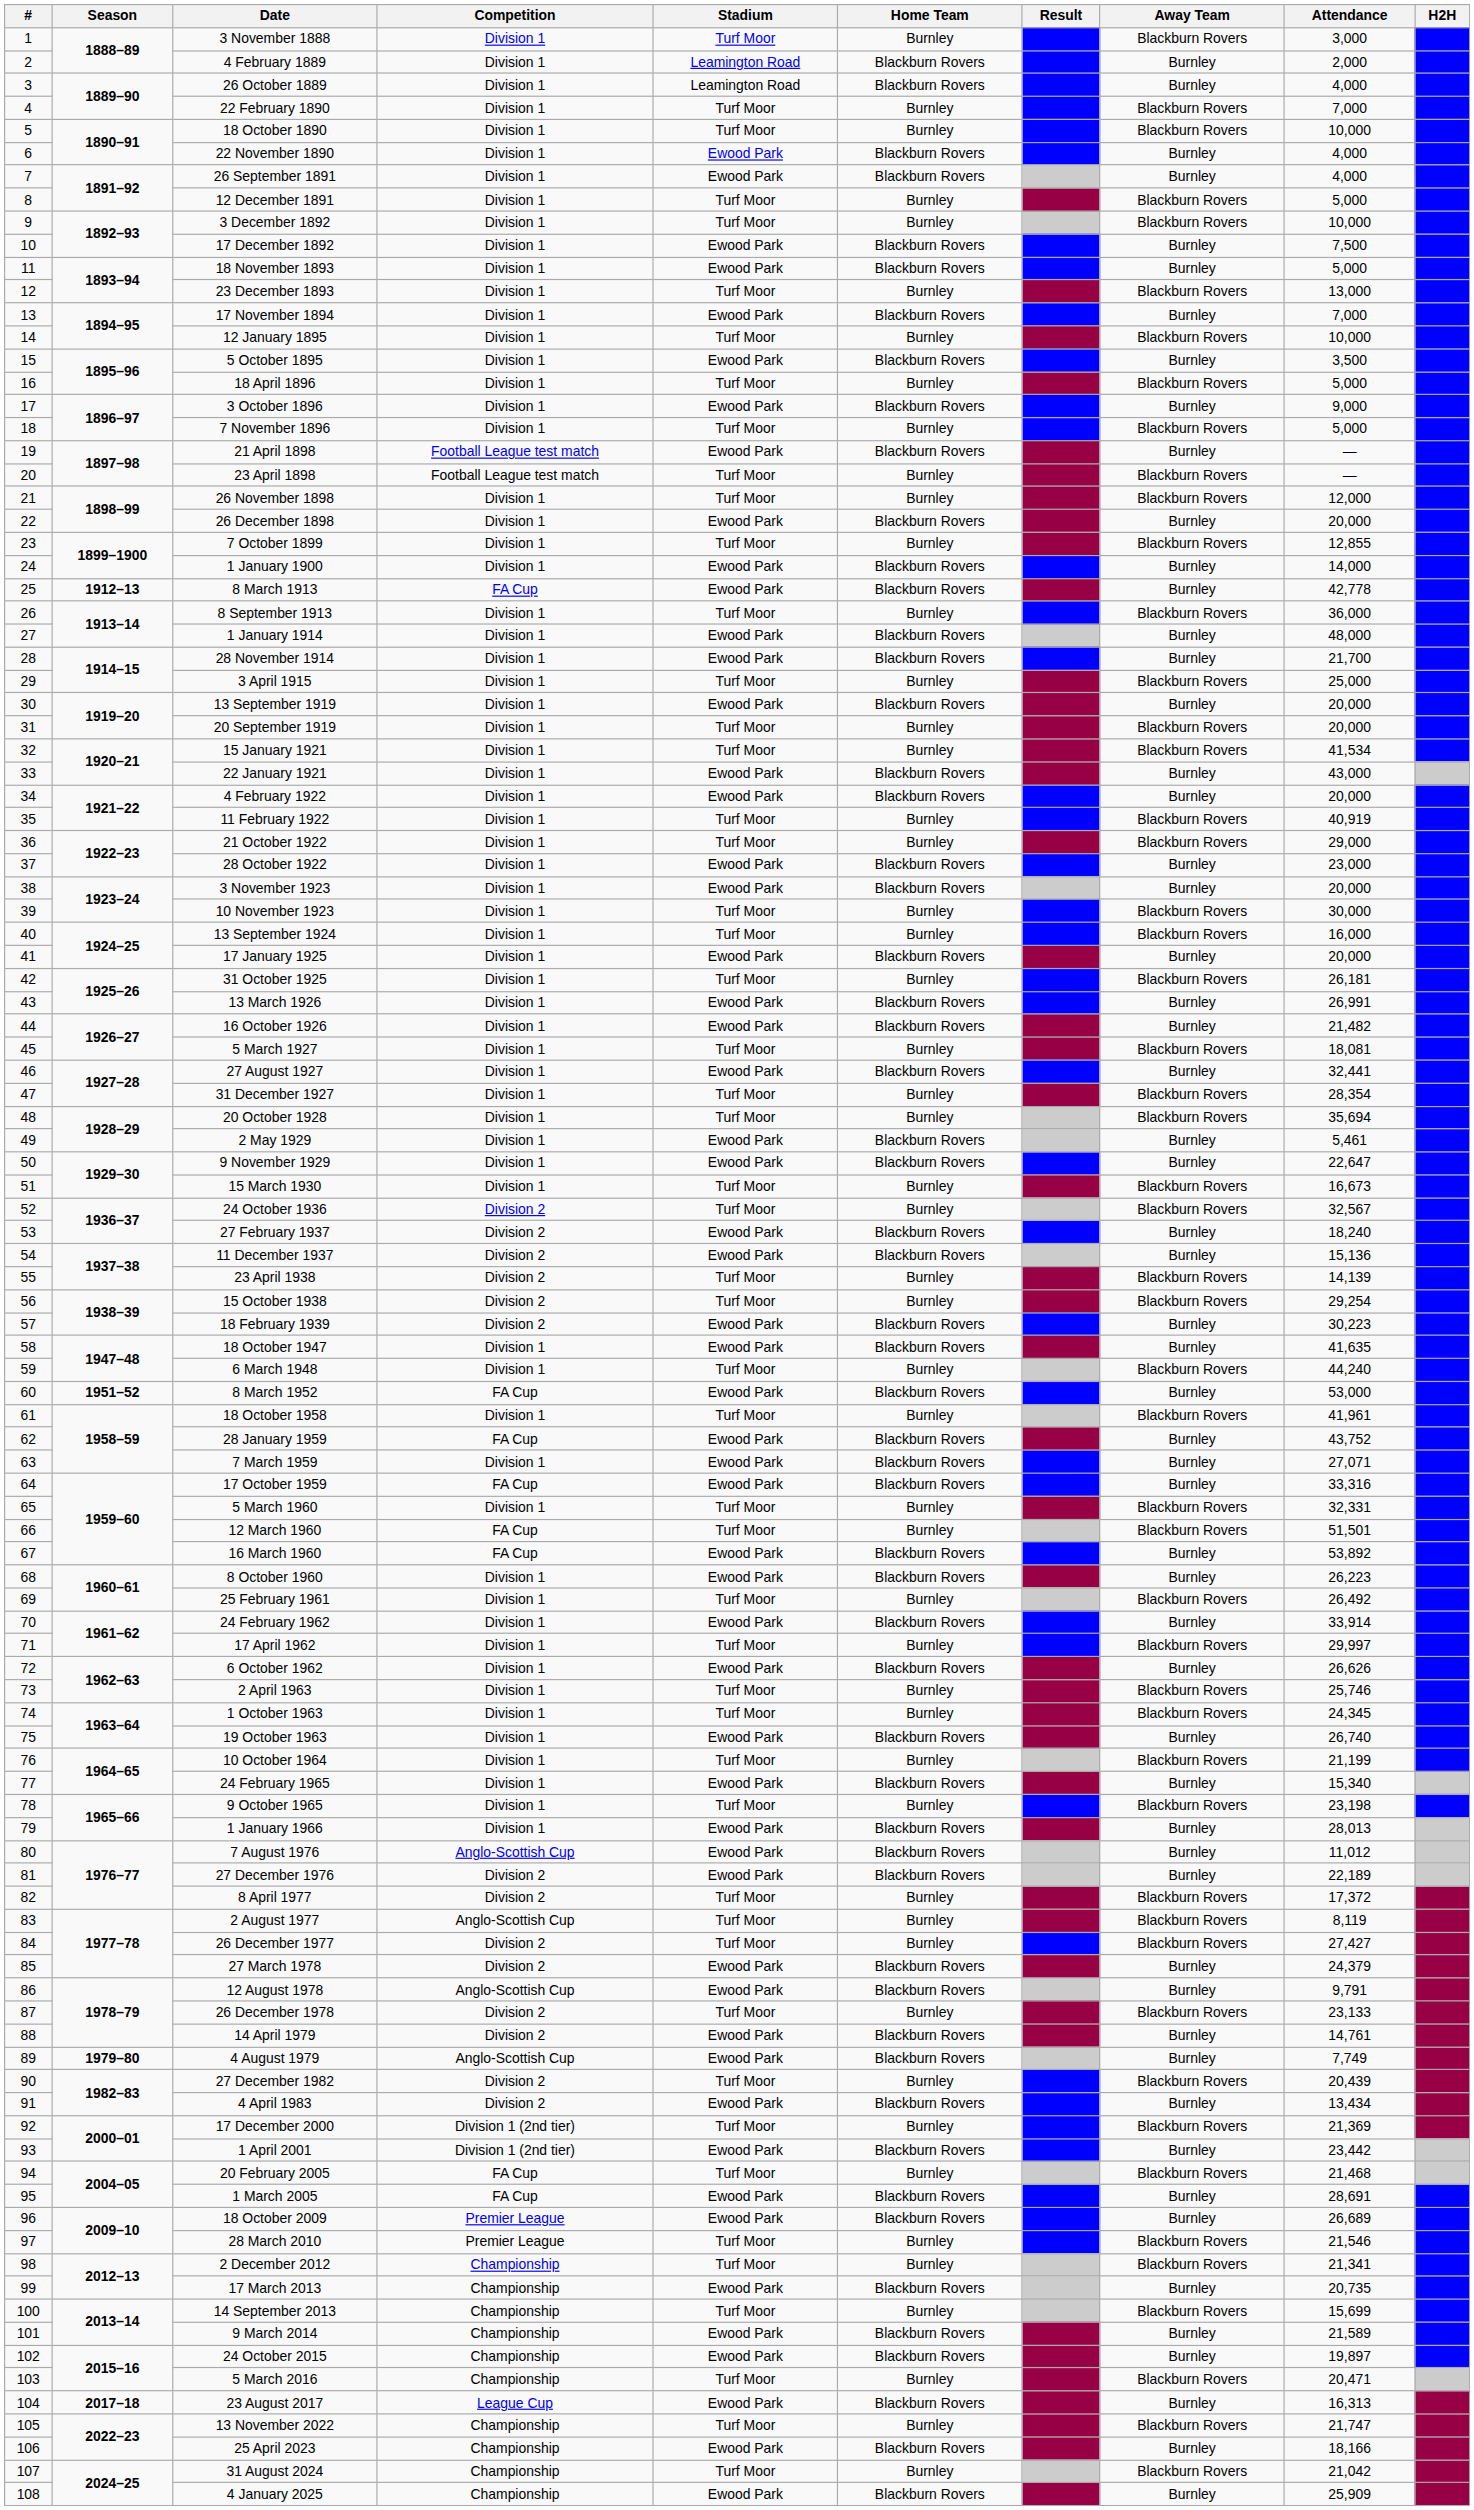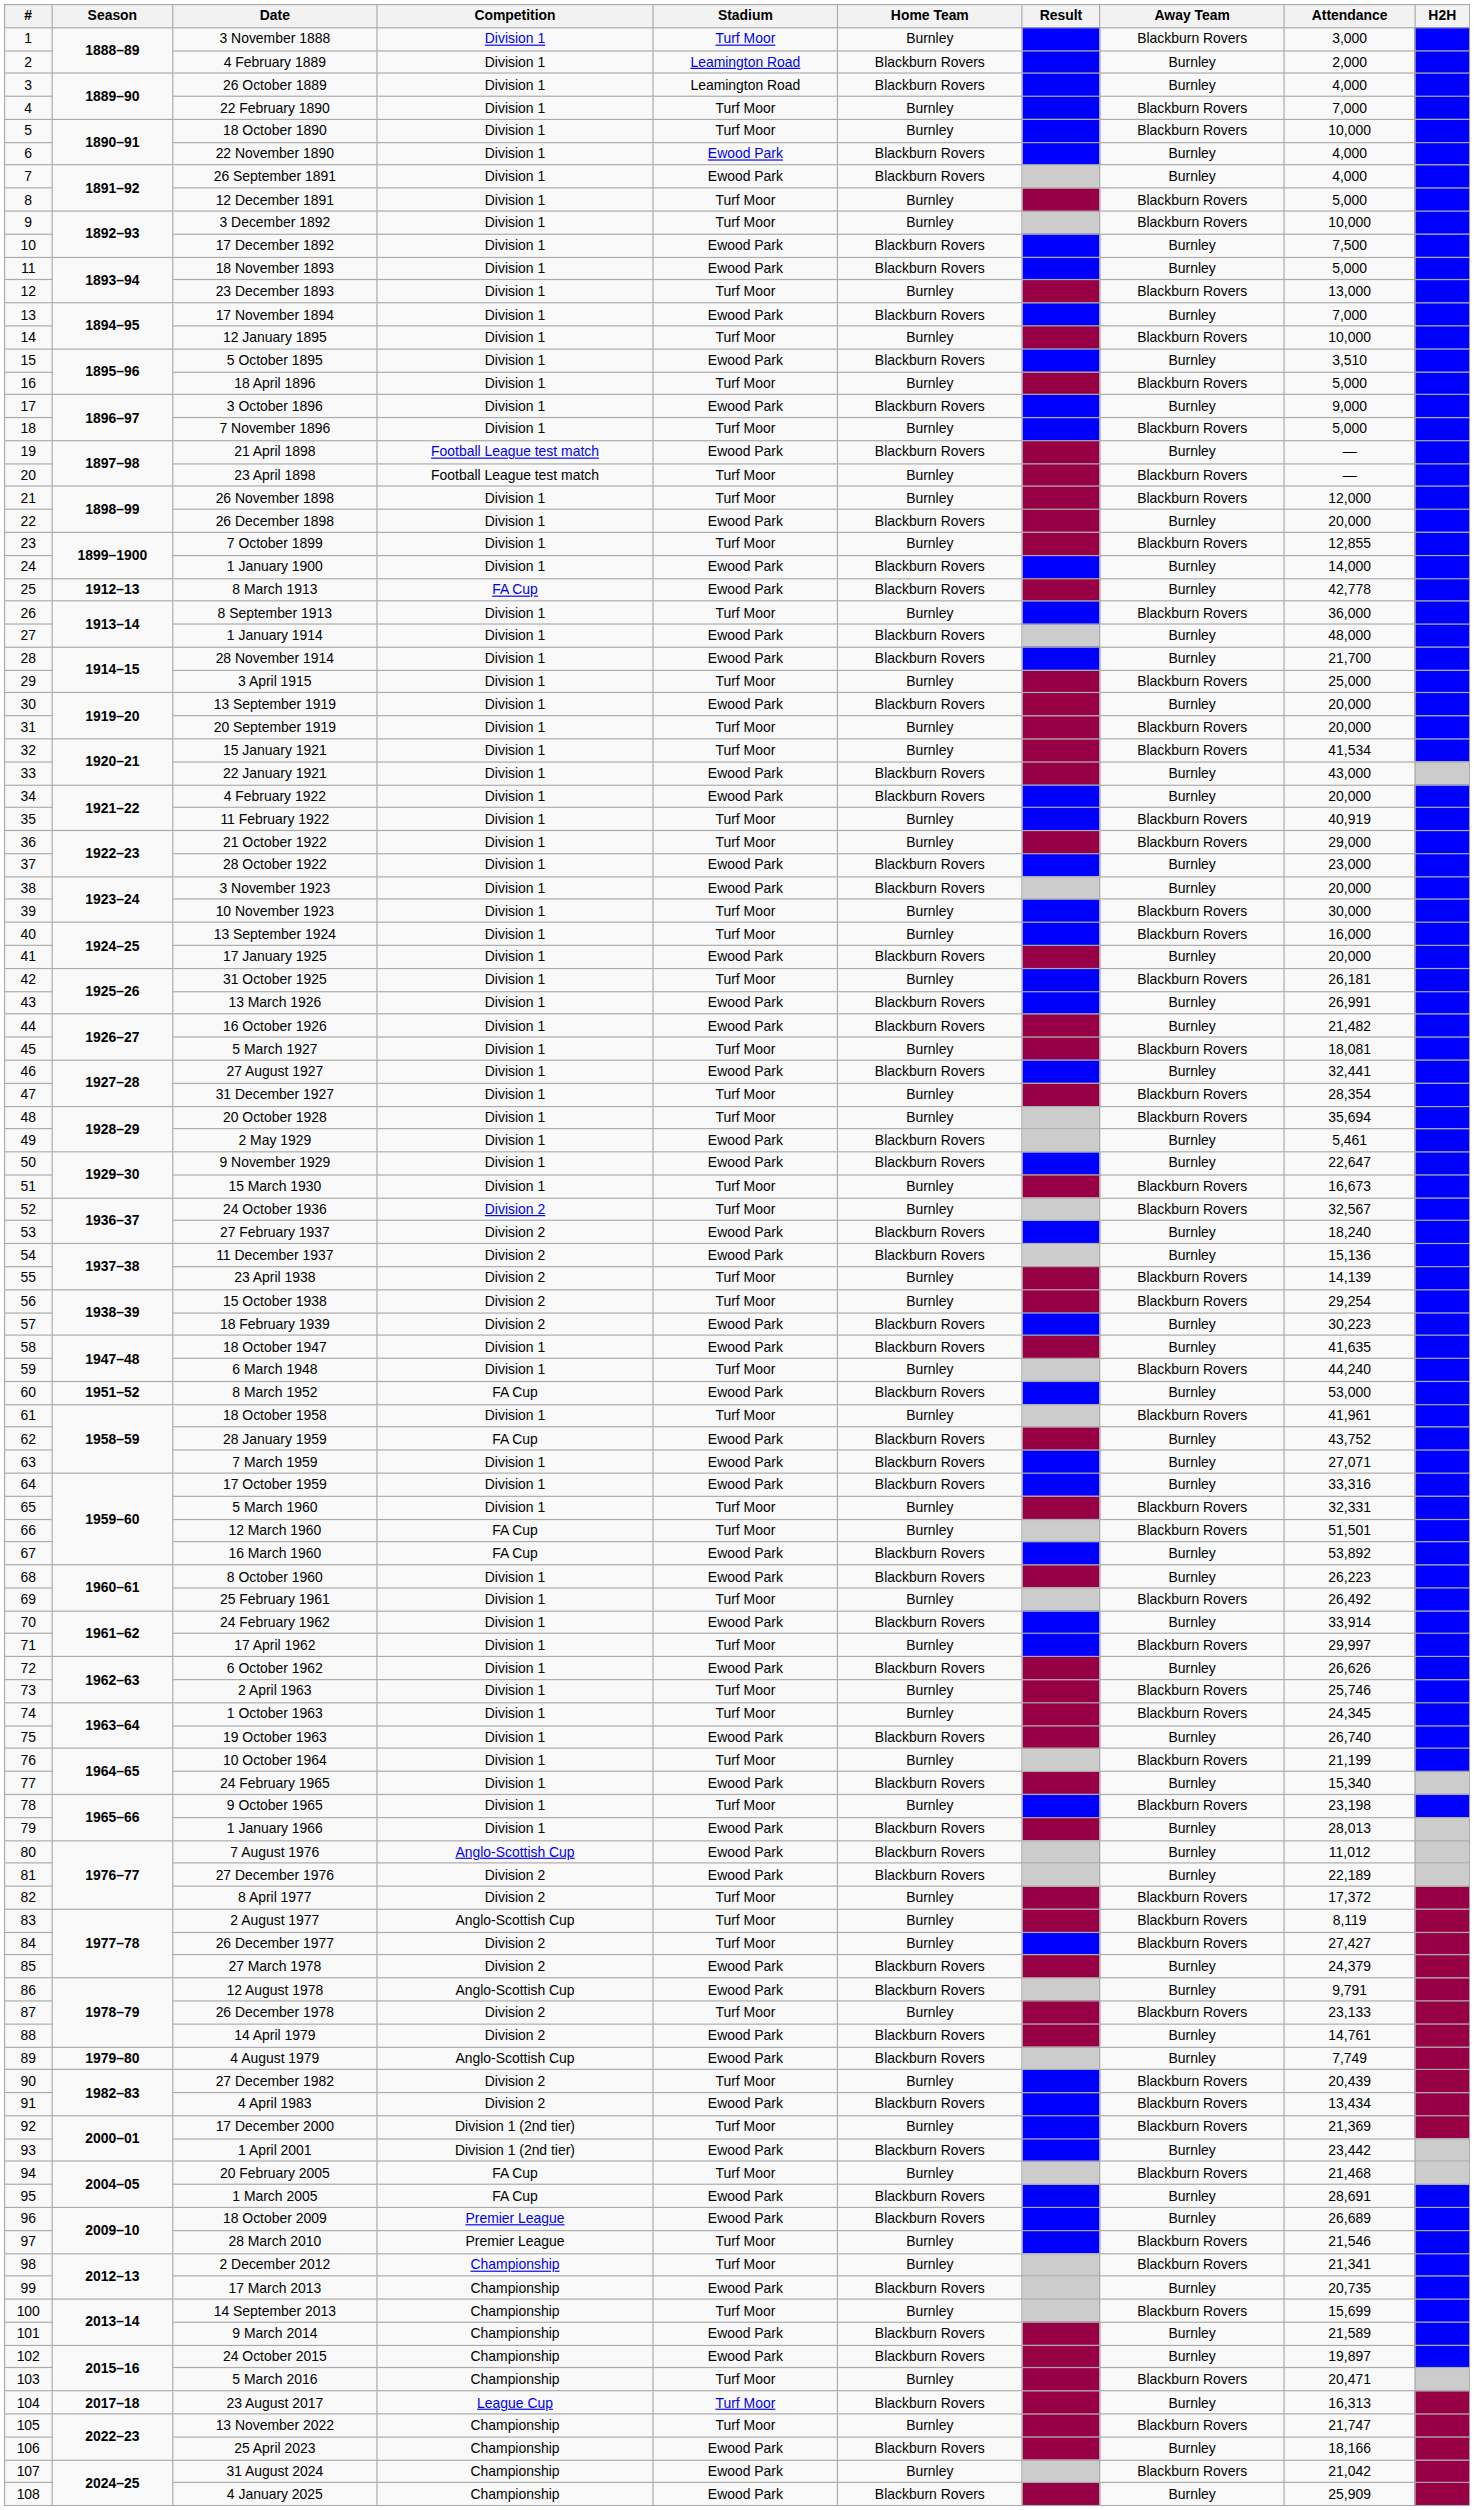(1350, 360) 3,500 -> (1350, 360) 3,510
(515, 1485) FA Cup -> (515, 1485) Division 1
(1192, 2104) Burnley -> (1192, 2104) Blackburn Rovers
(745, 2402) Ewood Park -> (745, 2402) Turf Moor
(745, 2471) Turf Moor -> (745, 2471) Ewood Park
